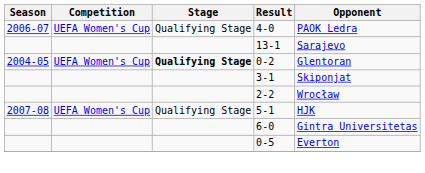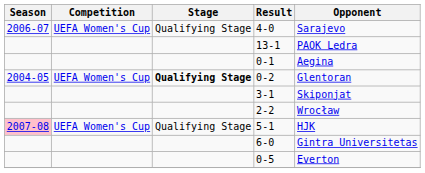(327, 29) PAOK Ledra -> (321, 29) Sarajevo
(321, 45) Sarajevo -> (327, 45) PAOK Ledra
+ row: (265, 61)
(28, 110) no background -> (28, 127) pink background
